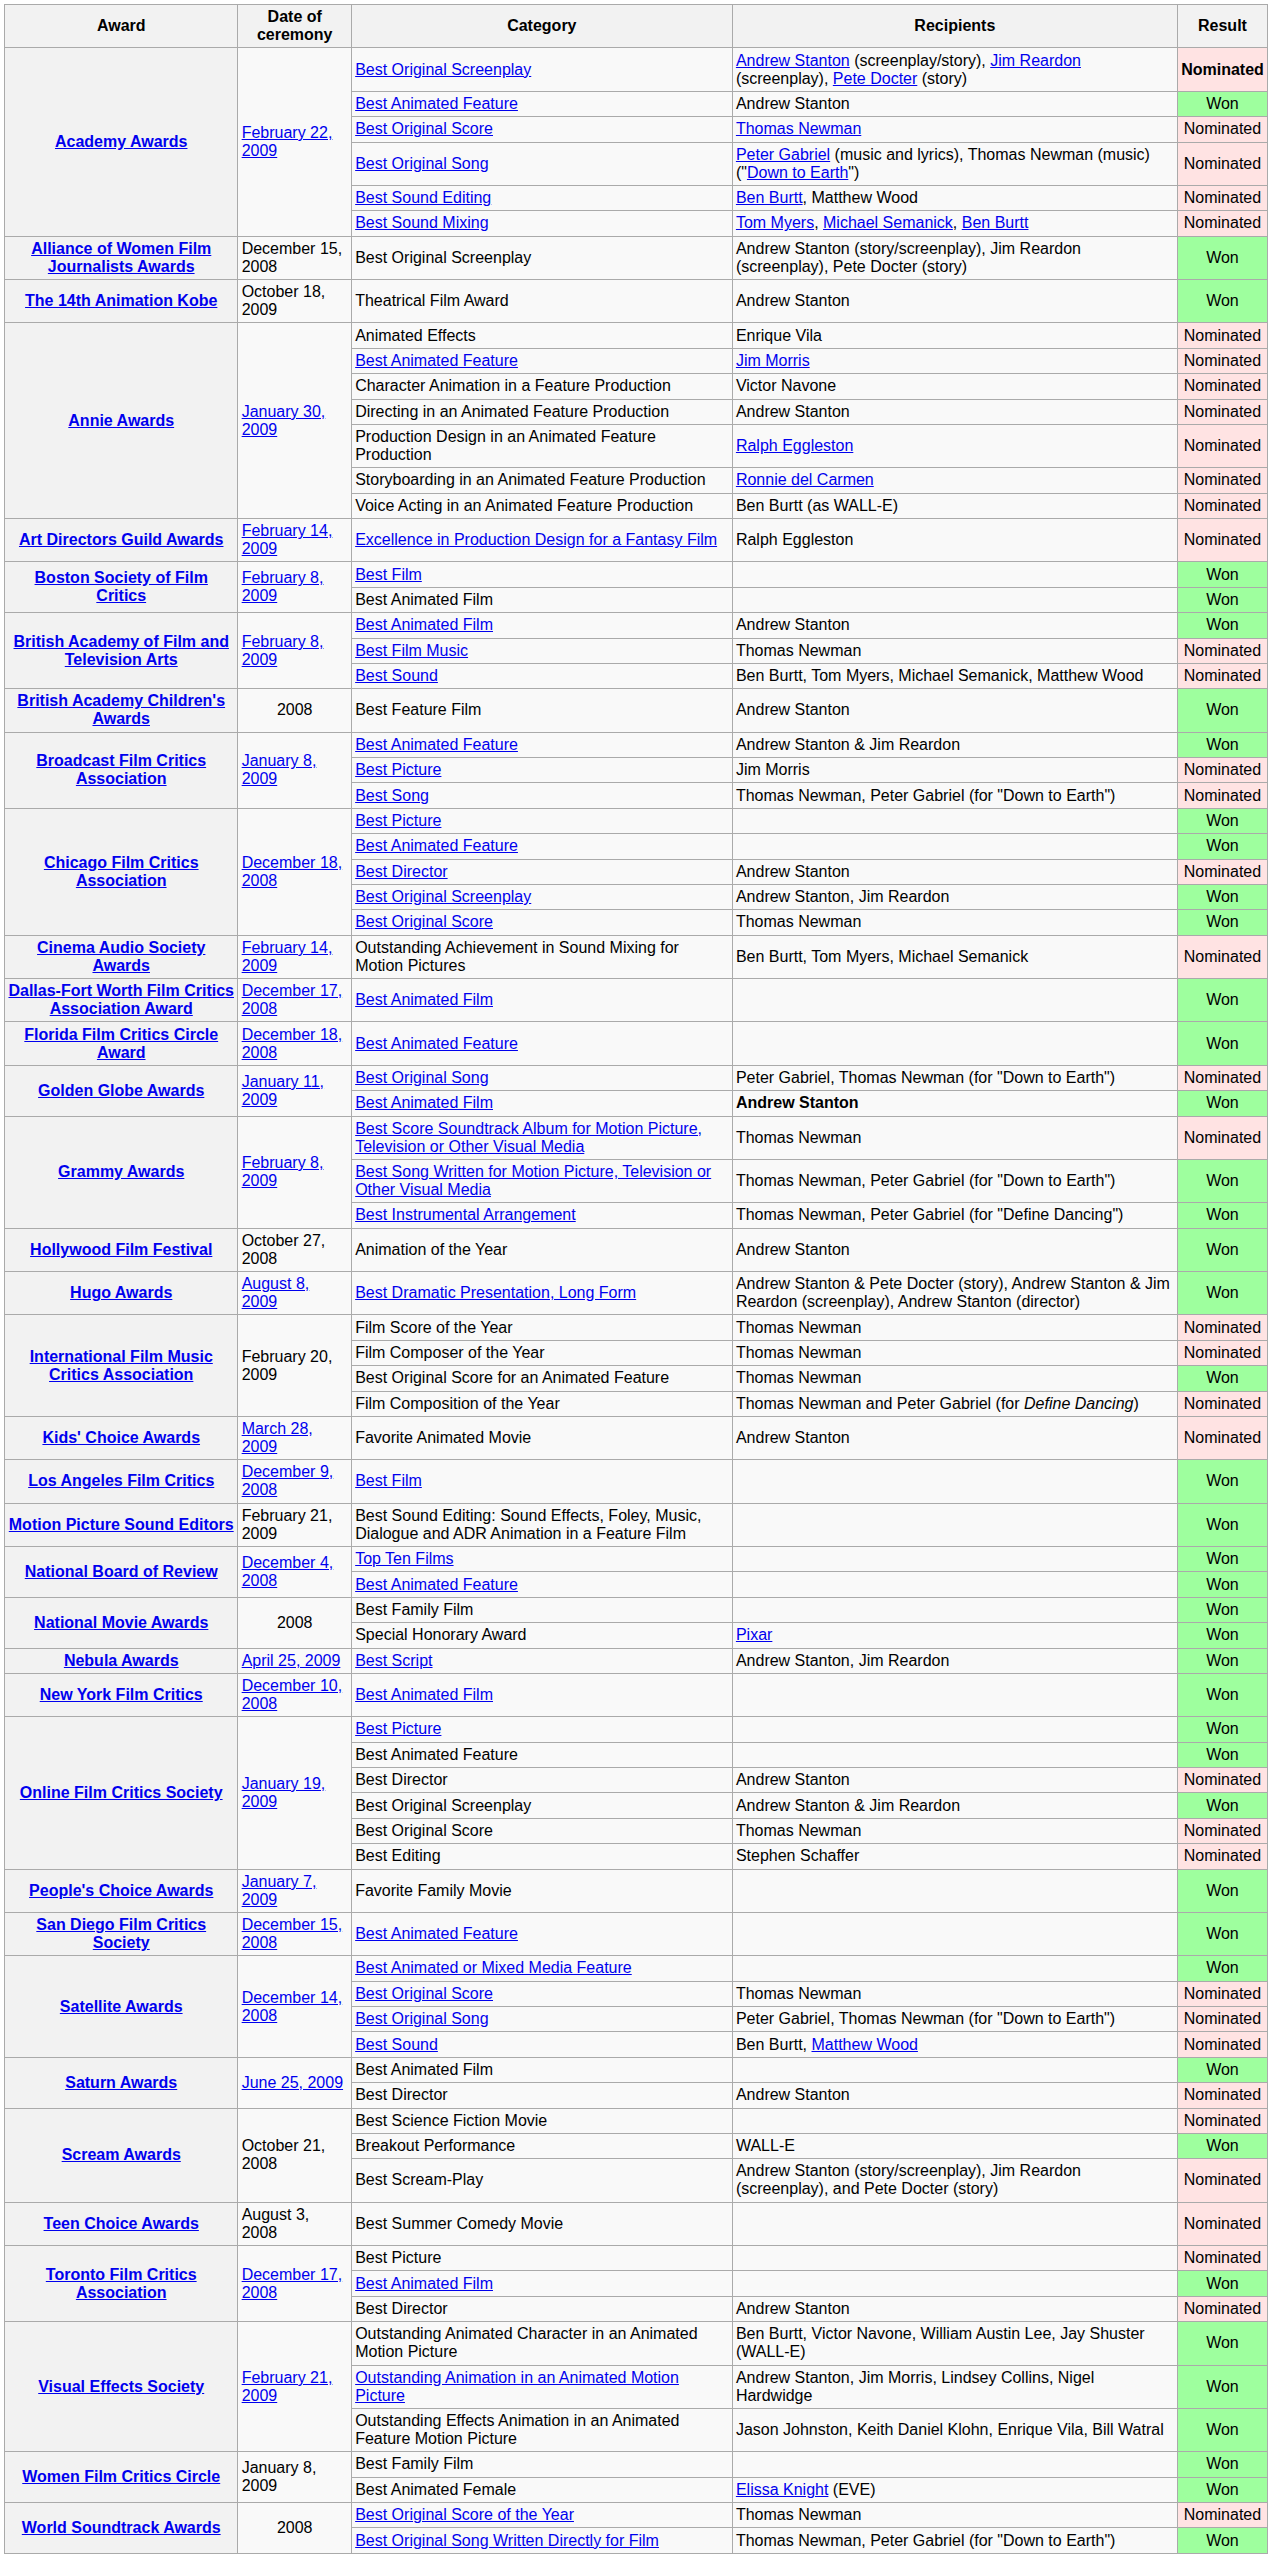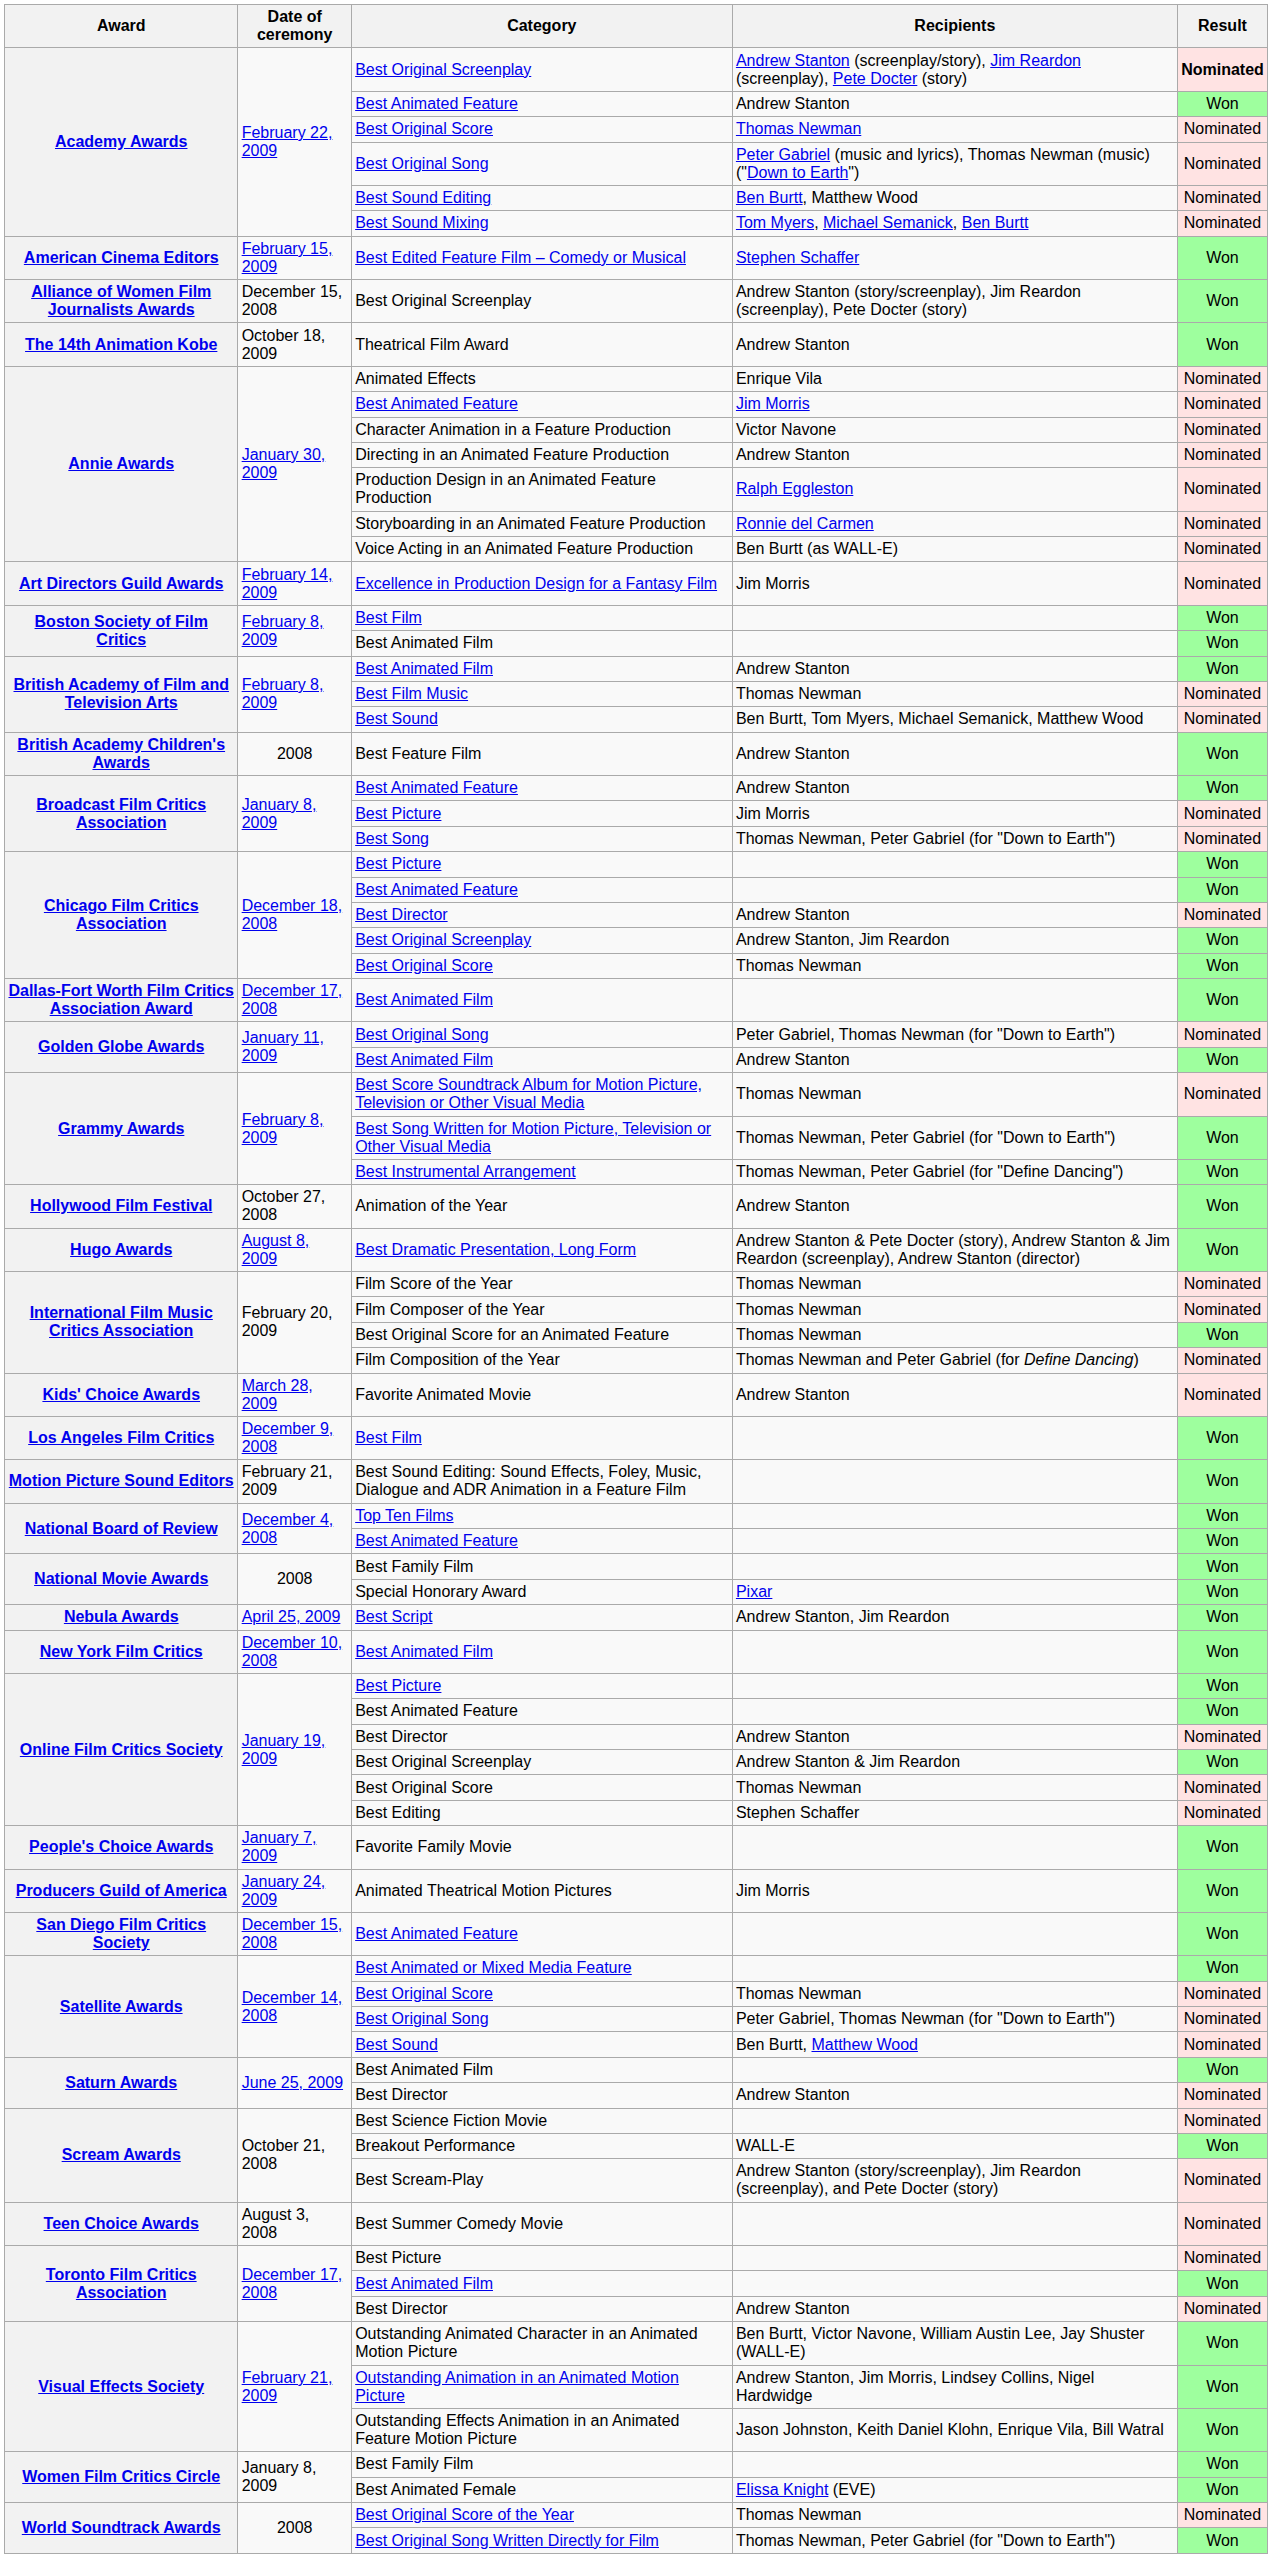+ row: (121, 257)
(795, 540) Ralph Eggleston -> (773, 583) Jim Morris
(848, 744) Andrew Stanton & Jim Reardon -> (793, 788) Andrew Stanton
- row: (121, 956)
- row: (121, 1043)
(797, 1103) bold -> (793, 1059) normal
+ row: (121, 1890)
